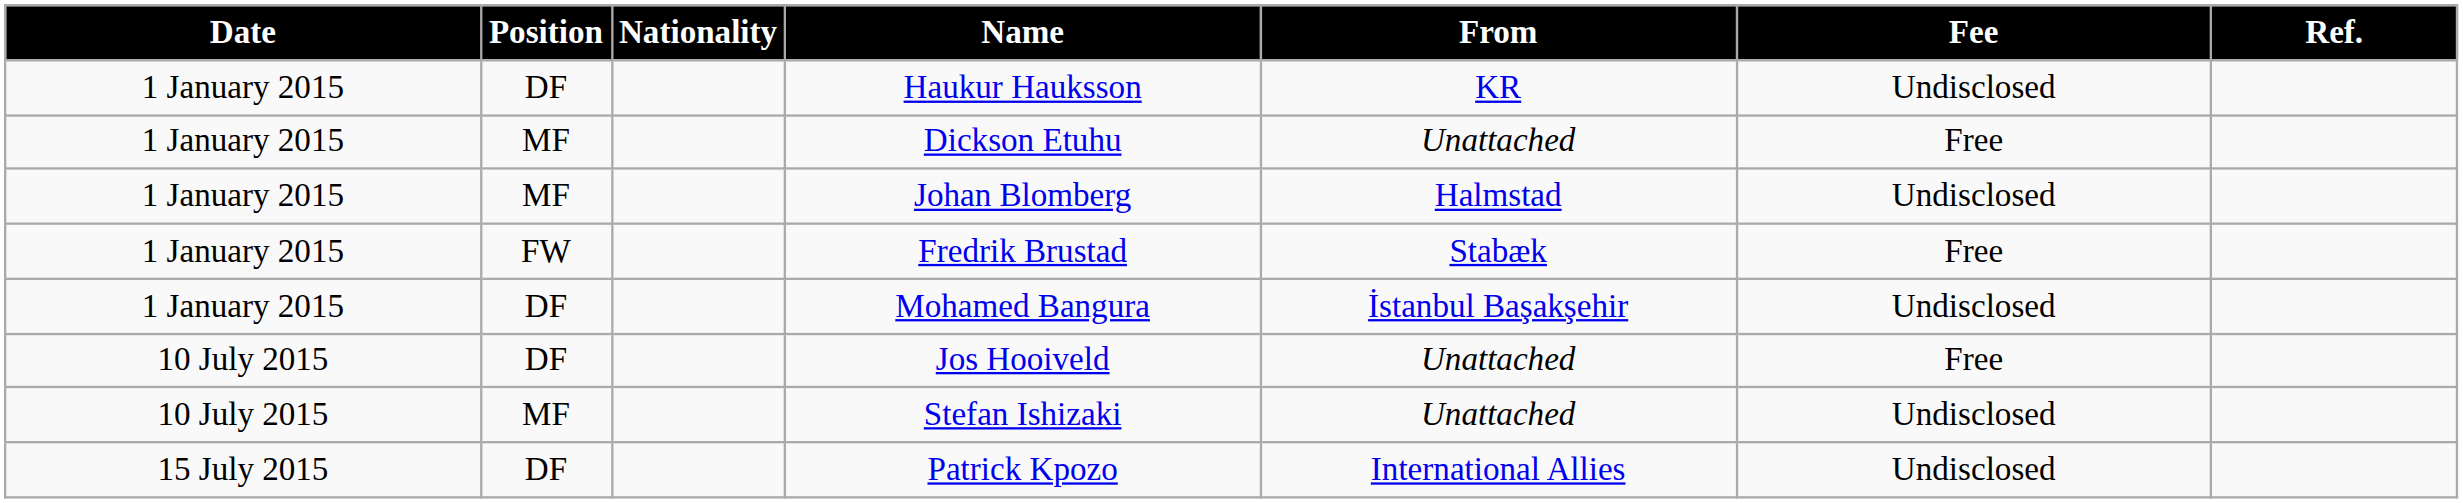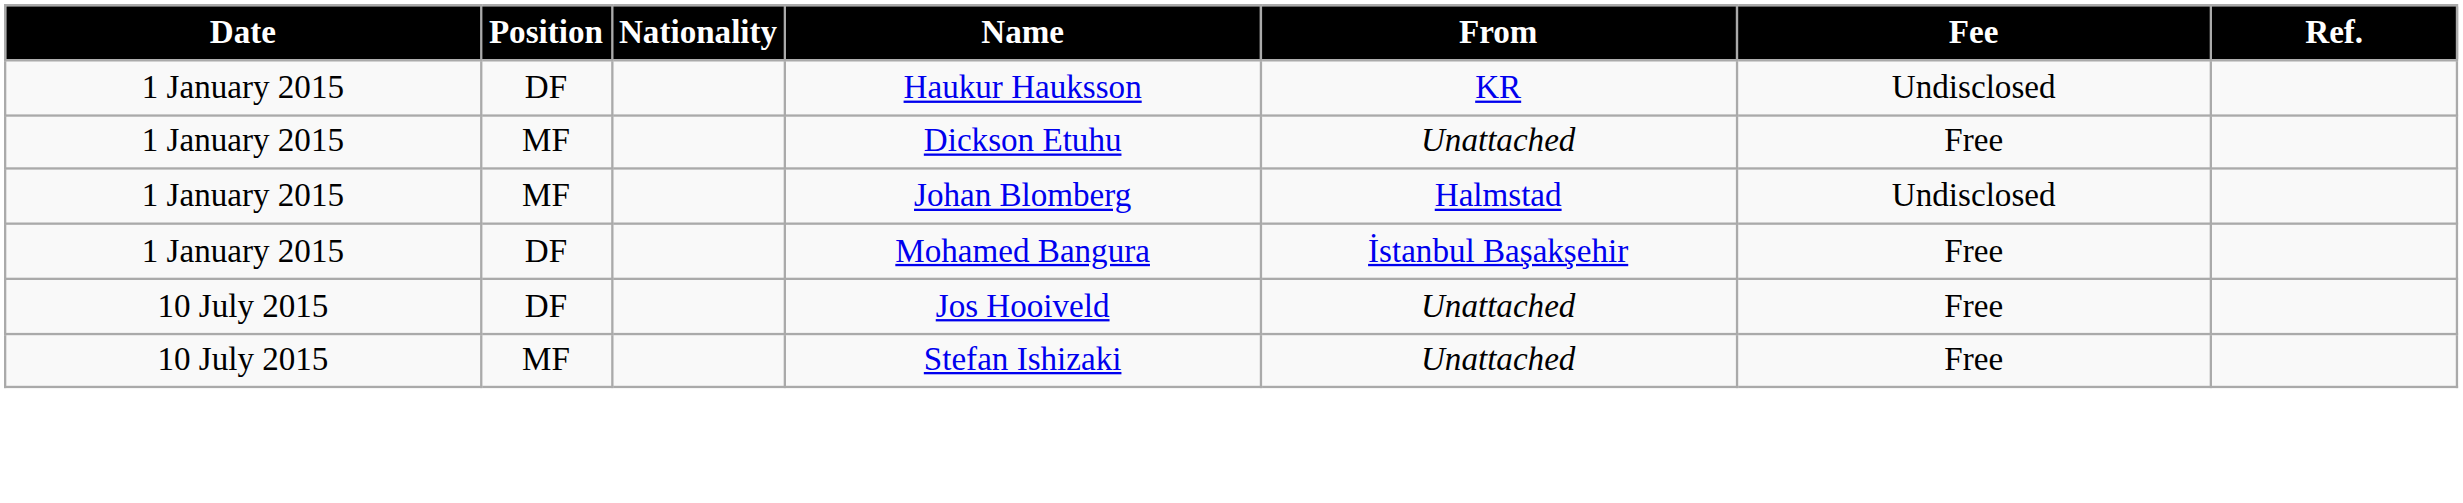- row: (1023, 250)
(1974, 305) Undisclosed -> (1974, 250) Free
(1974, 414) Undisclosed -> (1974, 359) Free
- row: (1023, 469)
